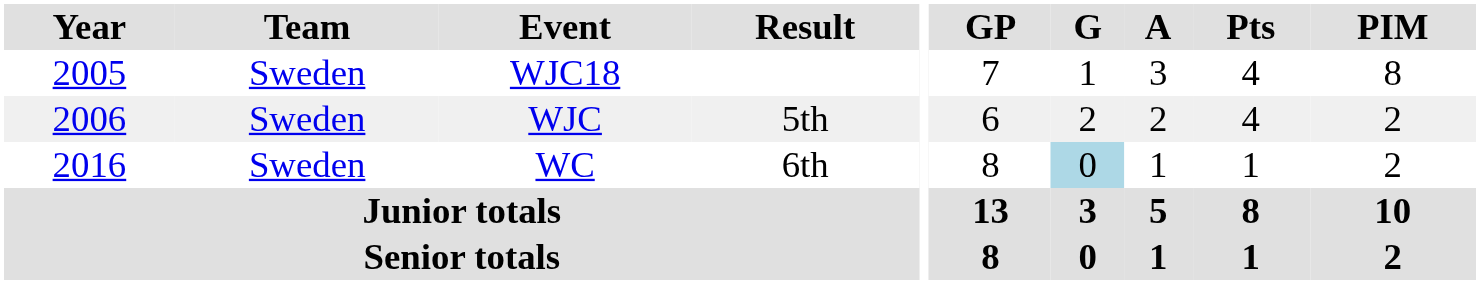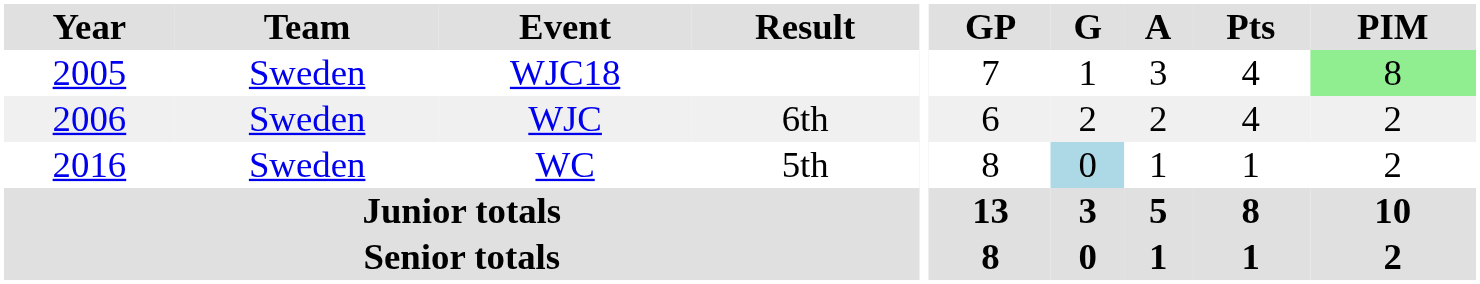(1393, 72) no background -> (1393, 72) lightgreen background
(805, 118) 5th -> (805, 118) 6th
(805, 164) 6th -> (805, 164) 5th
